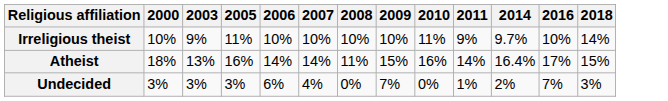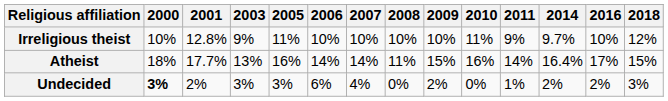+ column: (206, 15)
(595, 38) 14% -> (643, 38) 12%
(158, 84) normal -> (158, 84) bold
(390, 84) 7% -> (437, 84) 2%
(552, 84) 7% -> (600, 84) 2%
